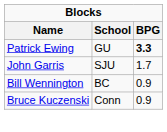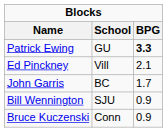+ row: (38, 65)
(105, 65) SJU -> (102, 83) BC
(102, 83) BC -> (105, 100) SJU
